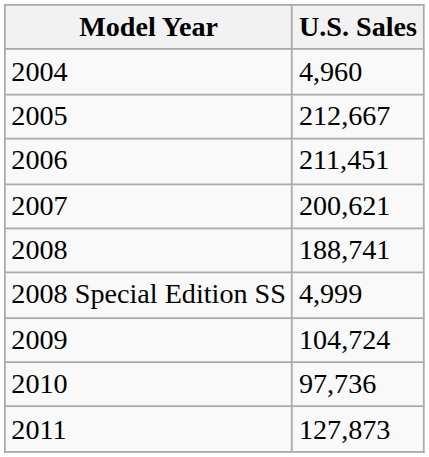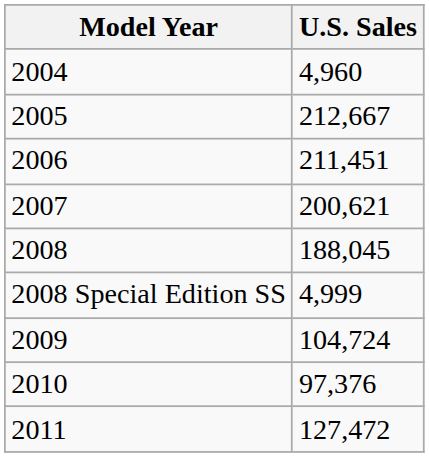(345, 250) 188,741 -> (345, 250) 188,045
(338, 384) 97,736 -> (338, 384) 97,376
(345, 428) 127,873 -> (345, 428) 127,472
